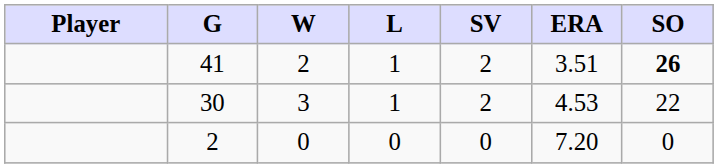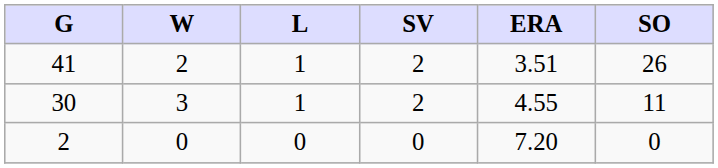- column: (86, 24)
(668, 63) bold -> (654, 63) normal
(577, 102) 4.53 -> (536, 102) 4.55
(668, 102) 22 -> (654, 102) 11
